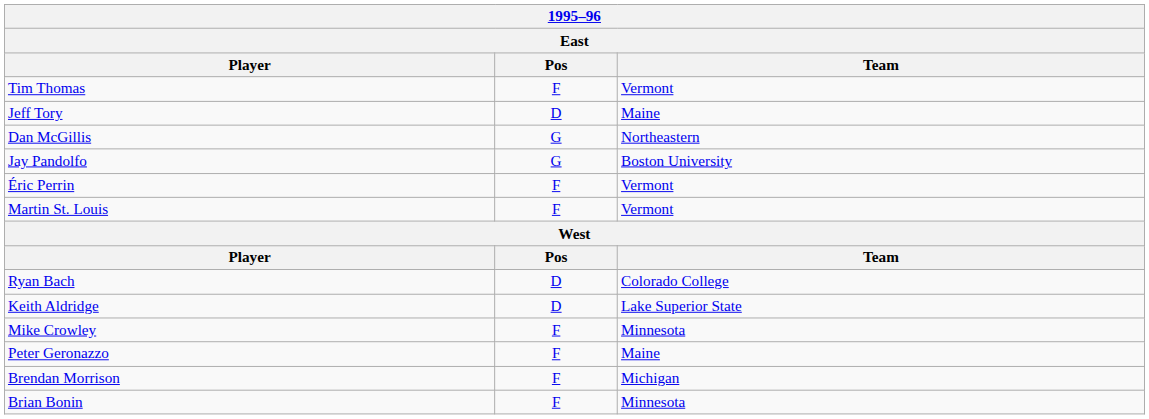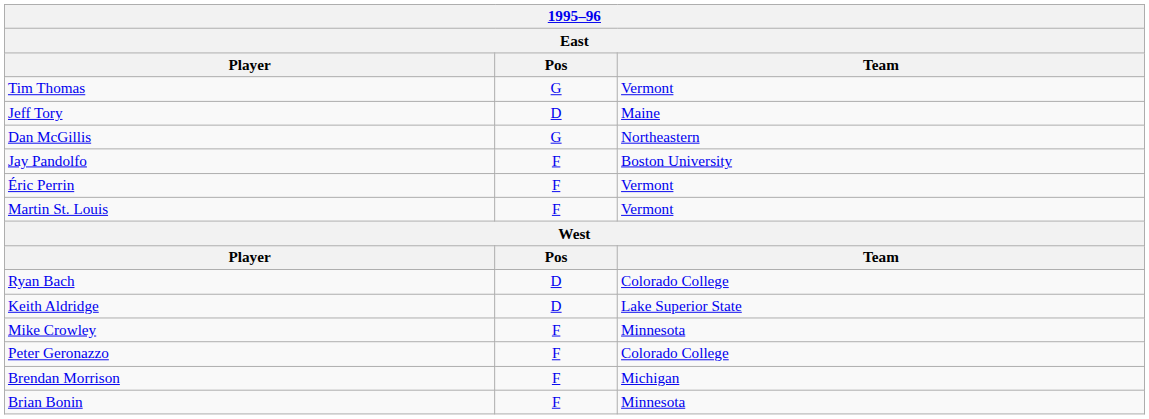(556, 88) F -> (556, 88) G
(556, 161) G -> (556, 161) F
(640, 354) Maine -> (675, 354) Colorado College
